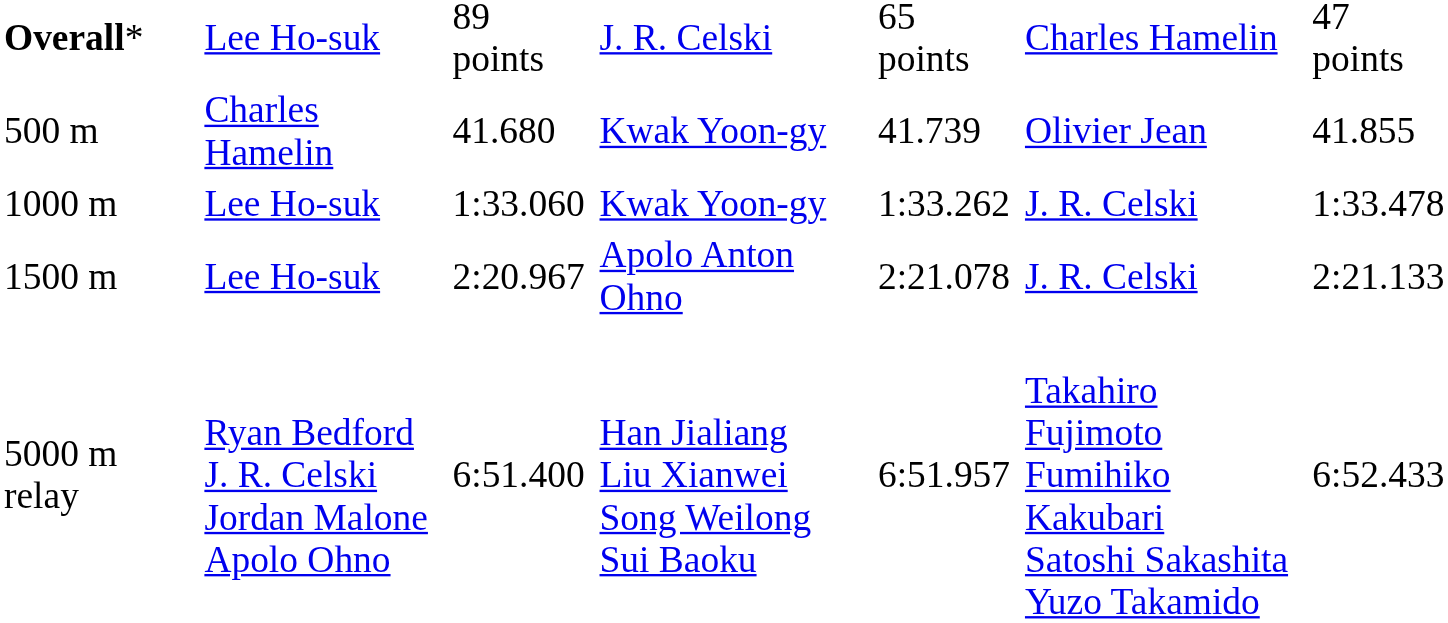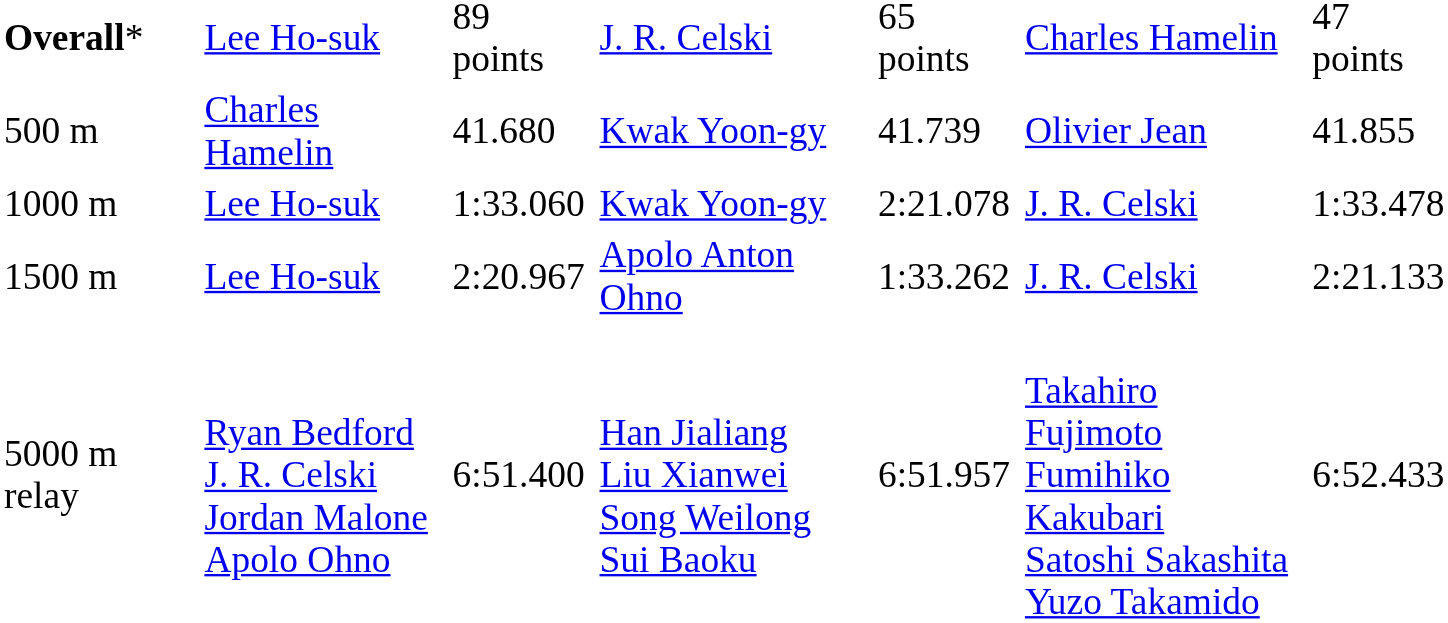(944, 203) 1:33.262 -> (944, 203) 2:21.078
(944, 276) 2:21.078 -> (944, 276) 1:33.262
